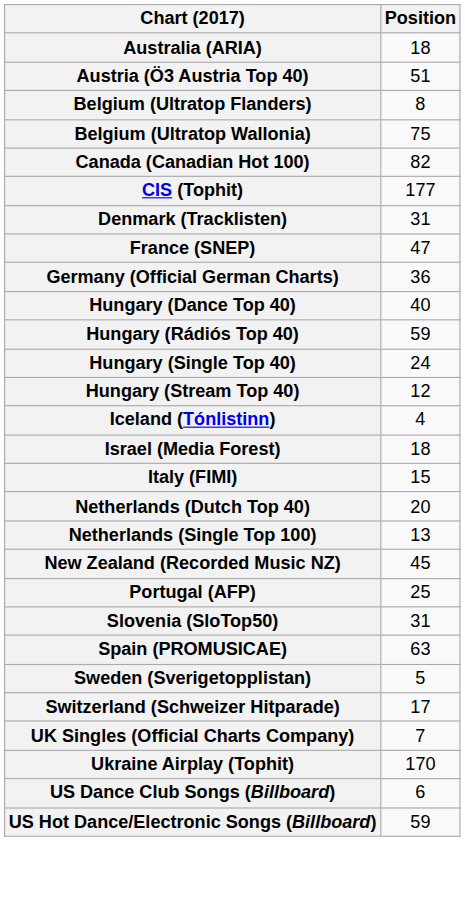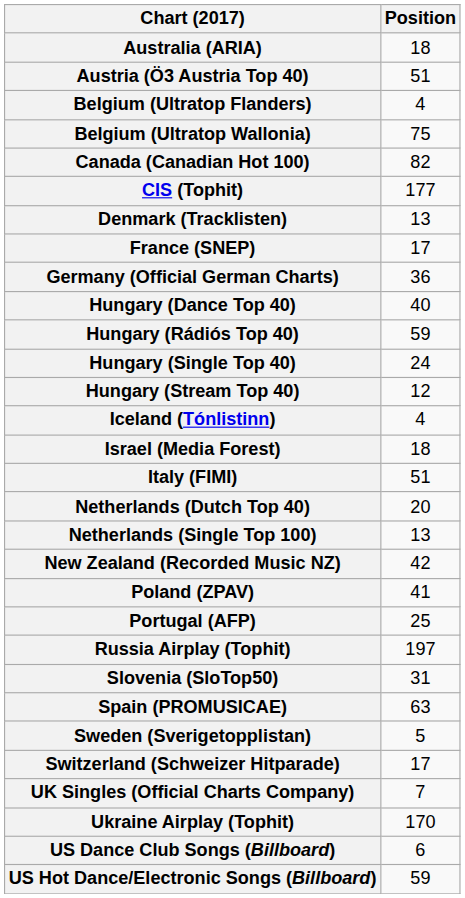(420, 104) 8 -> (420, 104) 4
(420, 219) 31 -> (420, 219) 13
(420, 248) 47 -> (420, 248) 17
(420, 477) 15 -> (420, 477) 51
(420, 563) 45 -> (420, 563) 42
+ row: (193, 592)
+ row: (193, 649)
